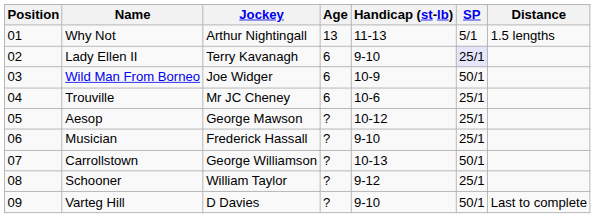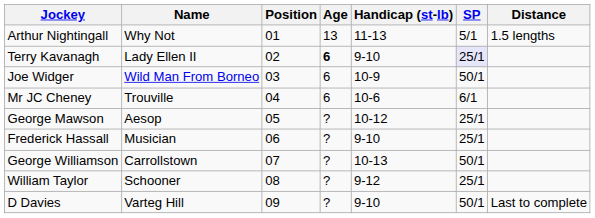columns swapped: (33, 14) <-> (262, 14)
(327, 56) normal -> (327, 56) bold
(472, 98) 25/1 -> (468, 98) 6/1
